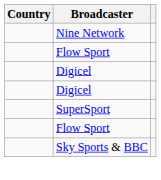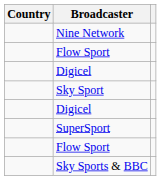+ row: (29, 90)
